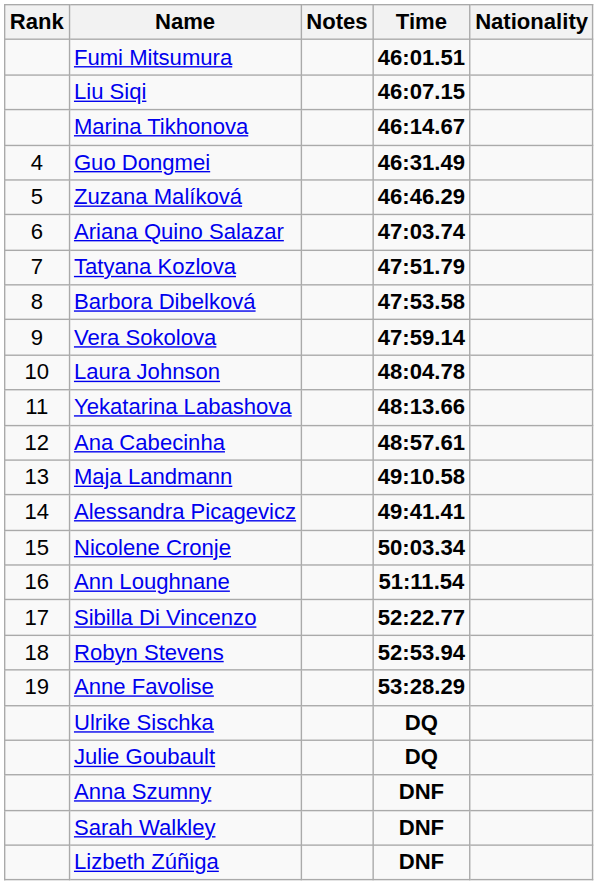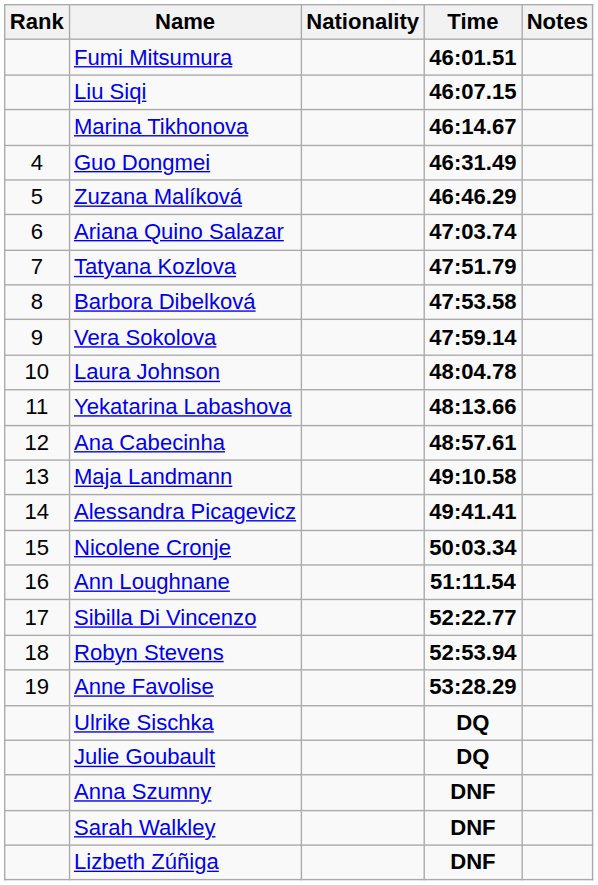columns swapped: (532, 22) <-> (337, 22)
